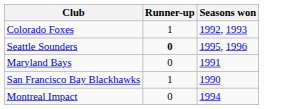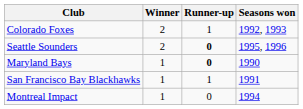+ column: (162, 12)
(170, 63) normal -> (209, 63) bold
(210, 63) 1991 -> (249, 63) 1990
(210, 79) 1990 -> (249, 79) 1991
